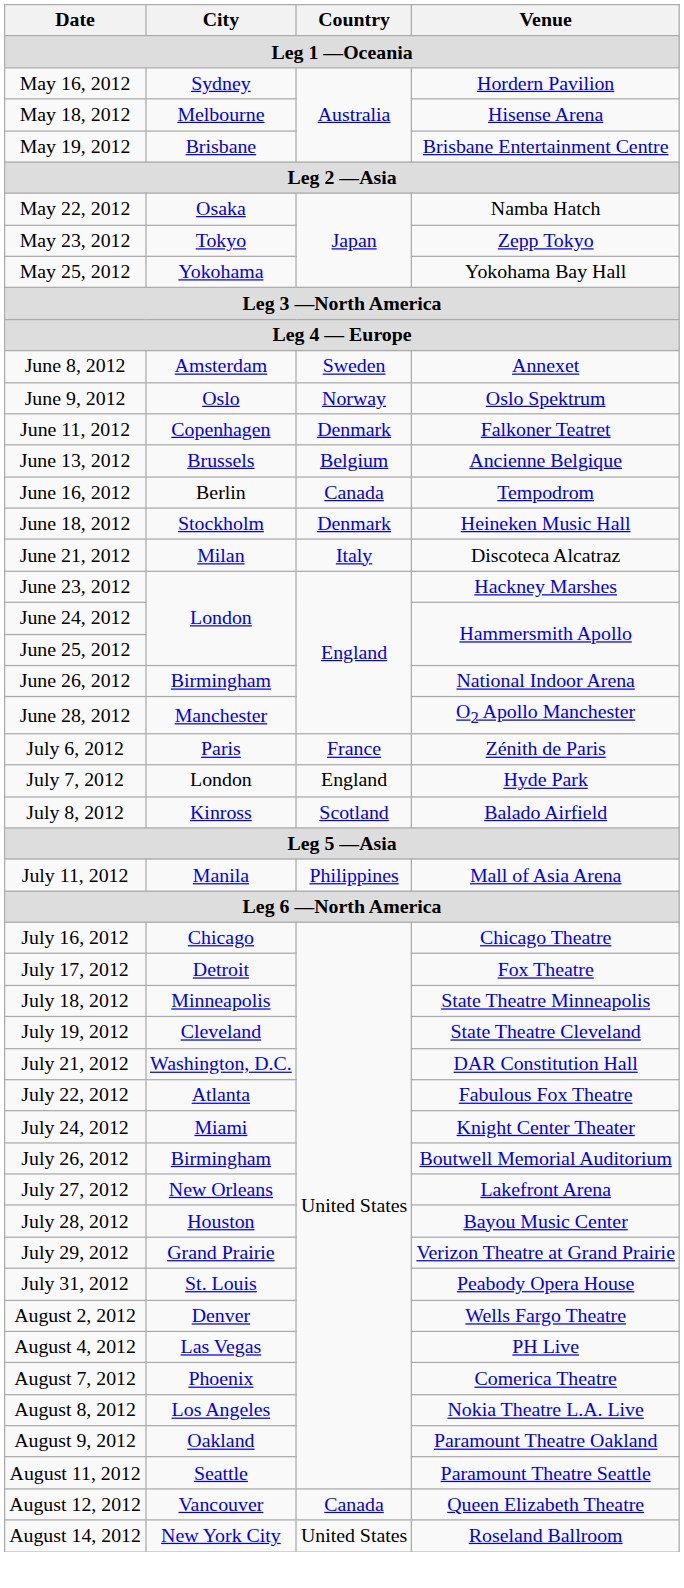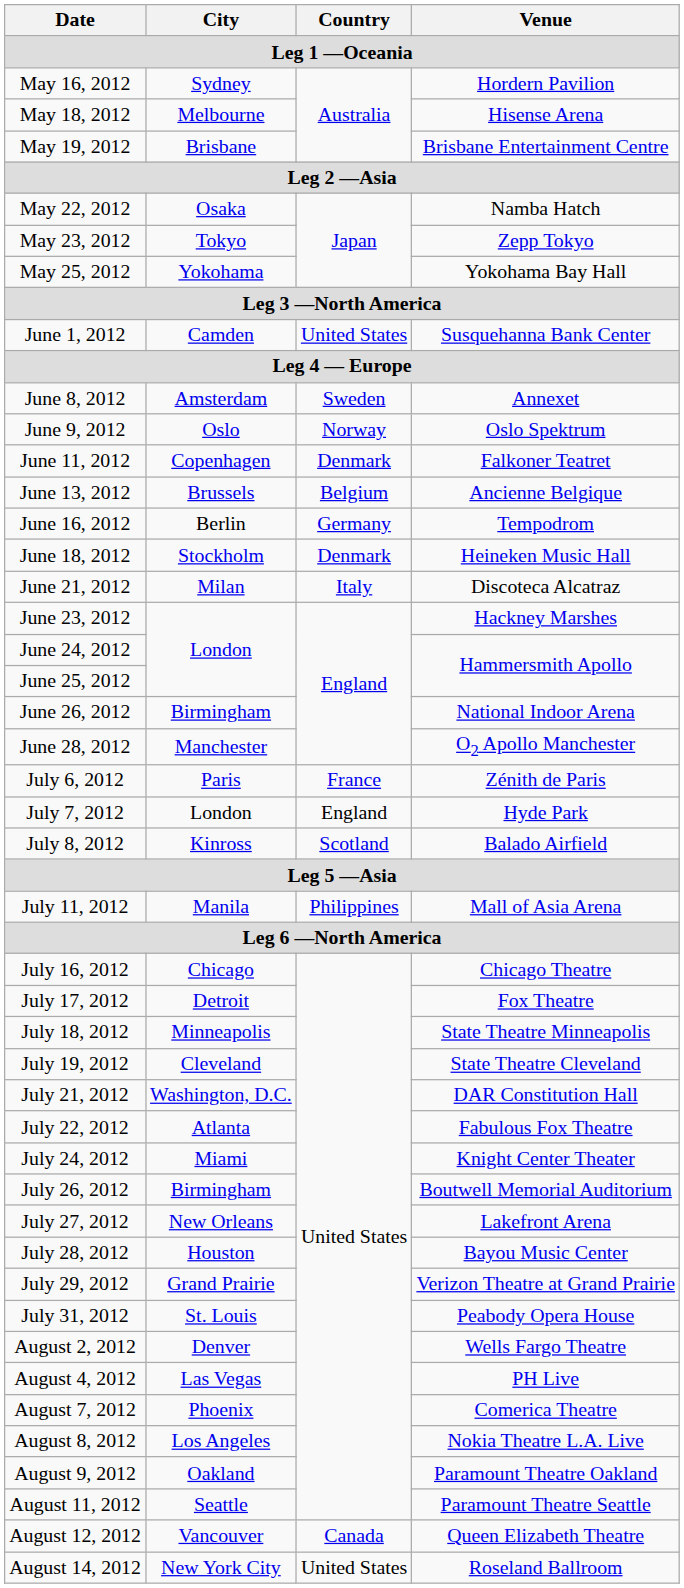+ row: (75, 334)
(354, 492) Canada -> (354, 523) Germany
